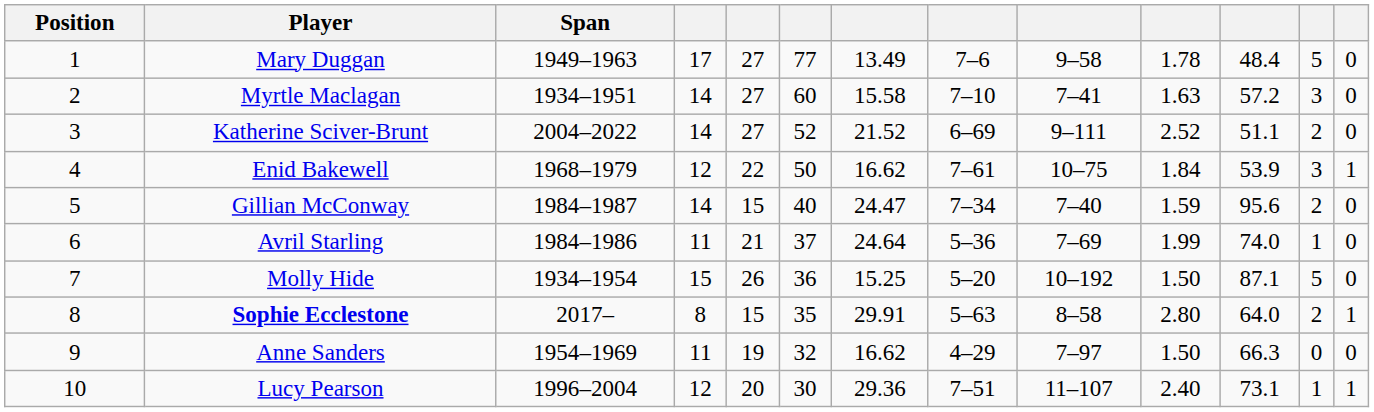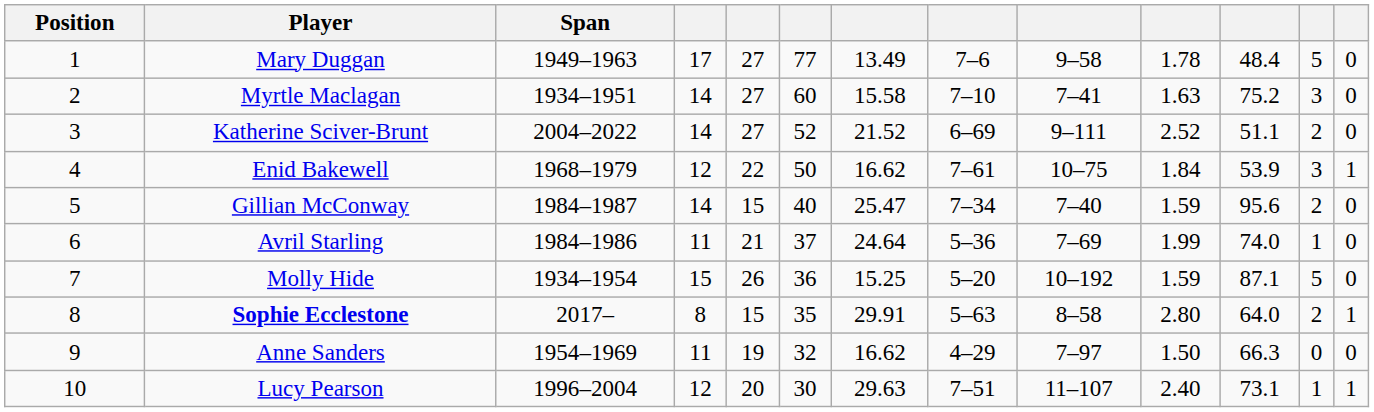(1260, 95) 57.2 -> (1260, 95) 75.2
(880, 205) 24.47 -> (880, 205) 25.47
(1180, 278) 1.50 -> (1180, 278) 1.59
(880, 388) 29.36 -> (880, 388) 29.63
